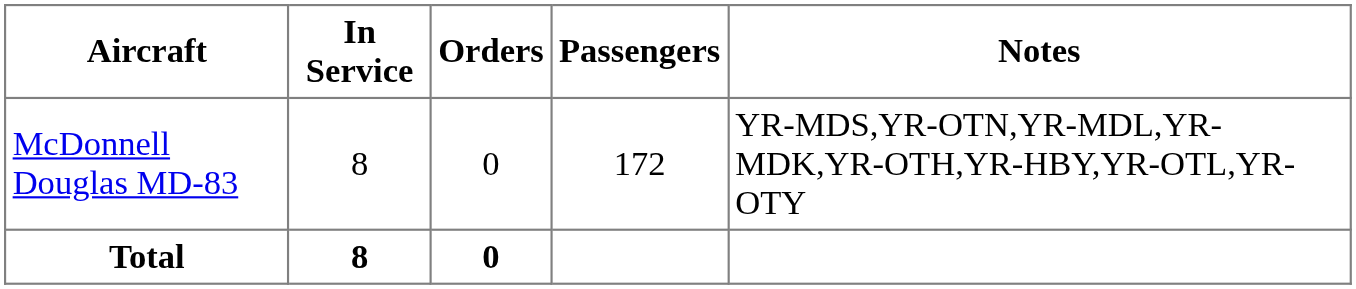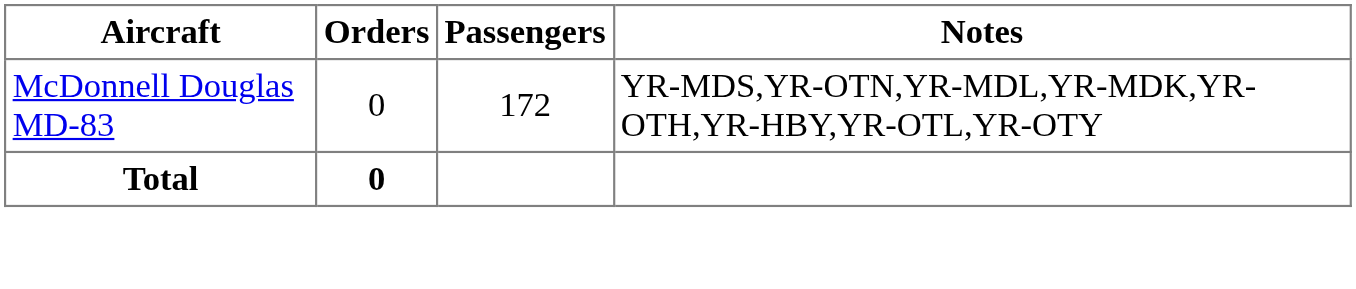- column: (360, 50)
